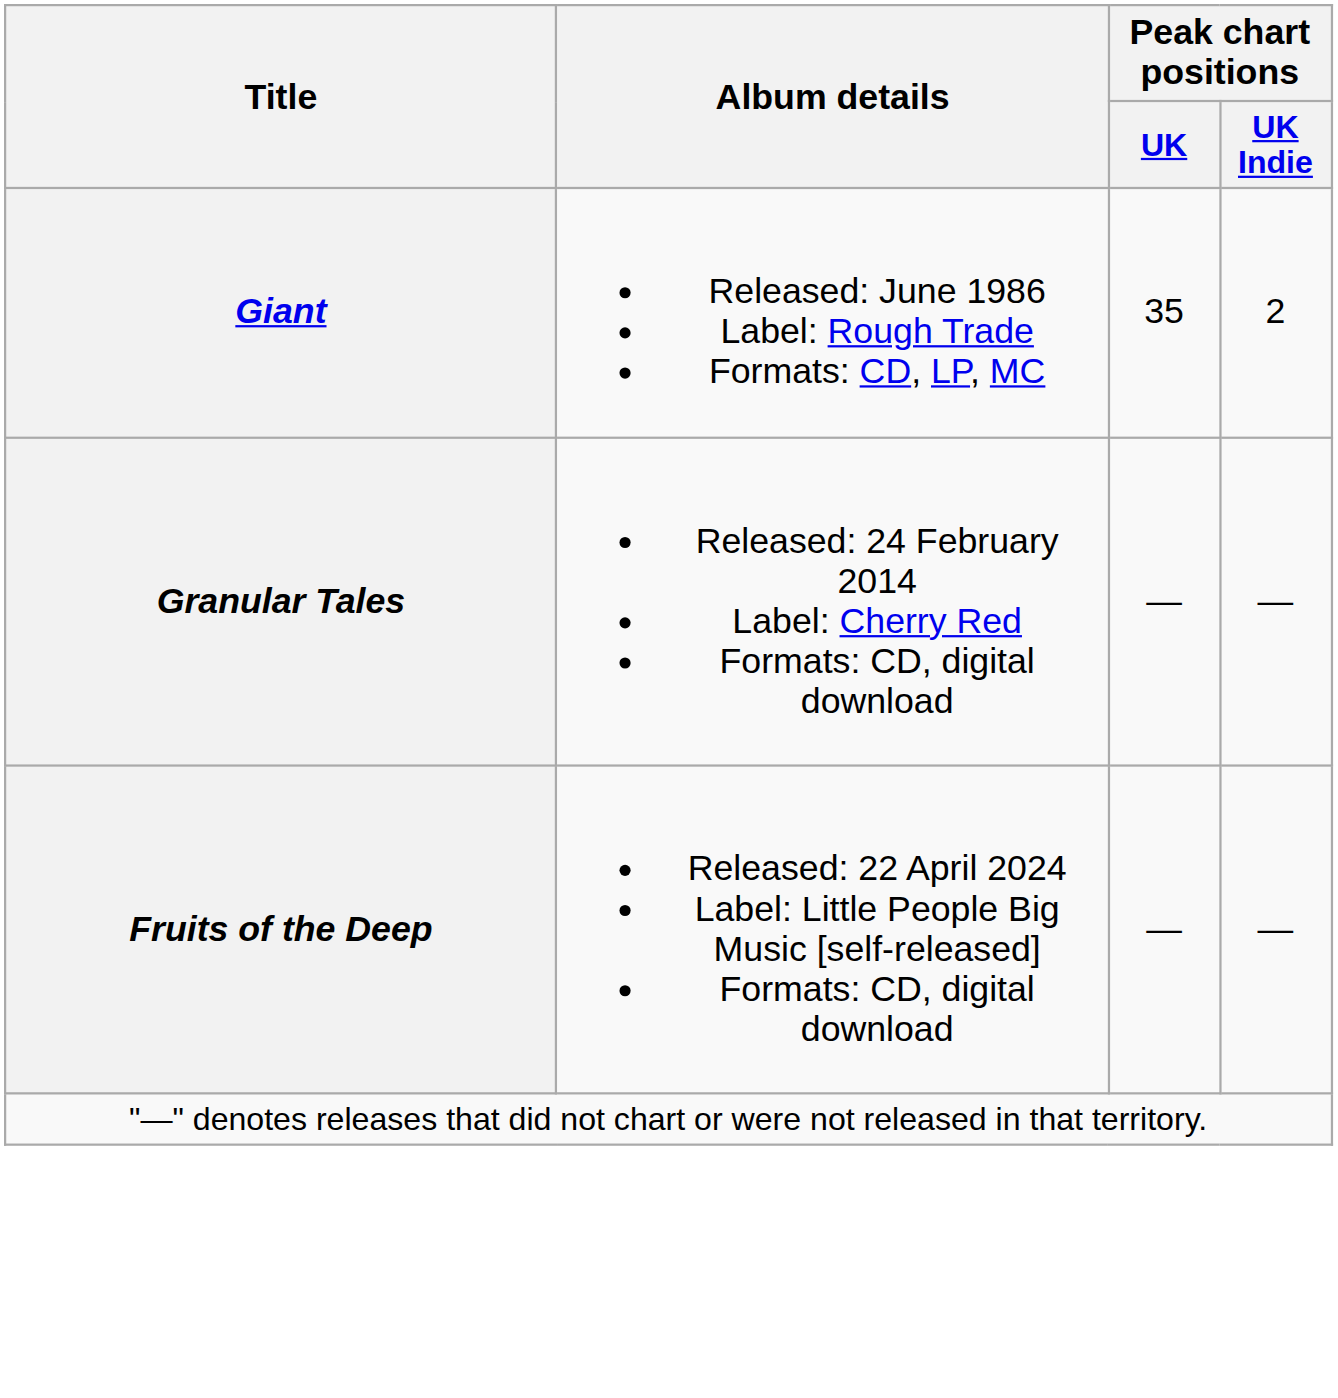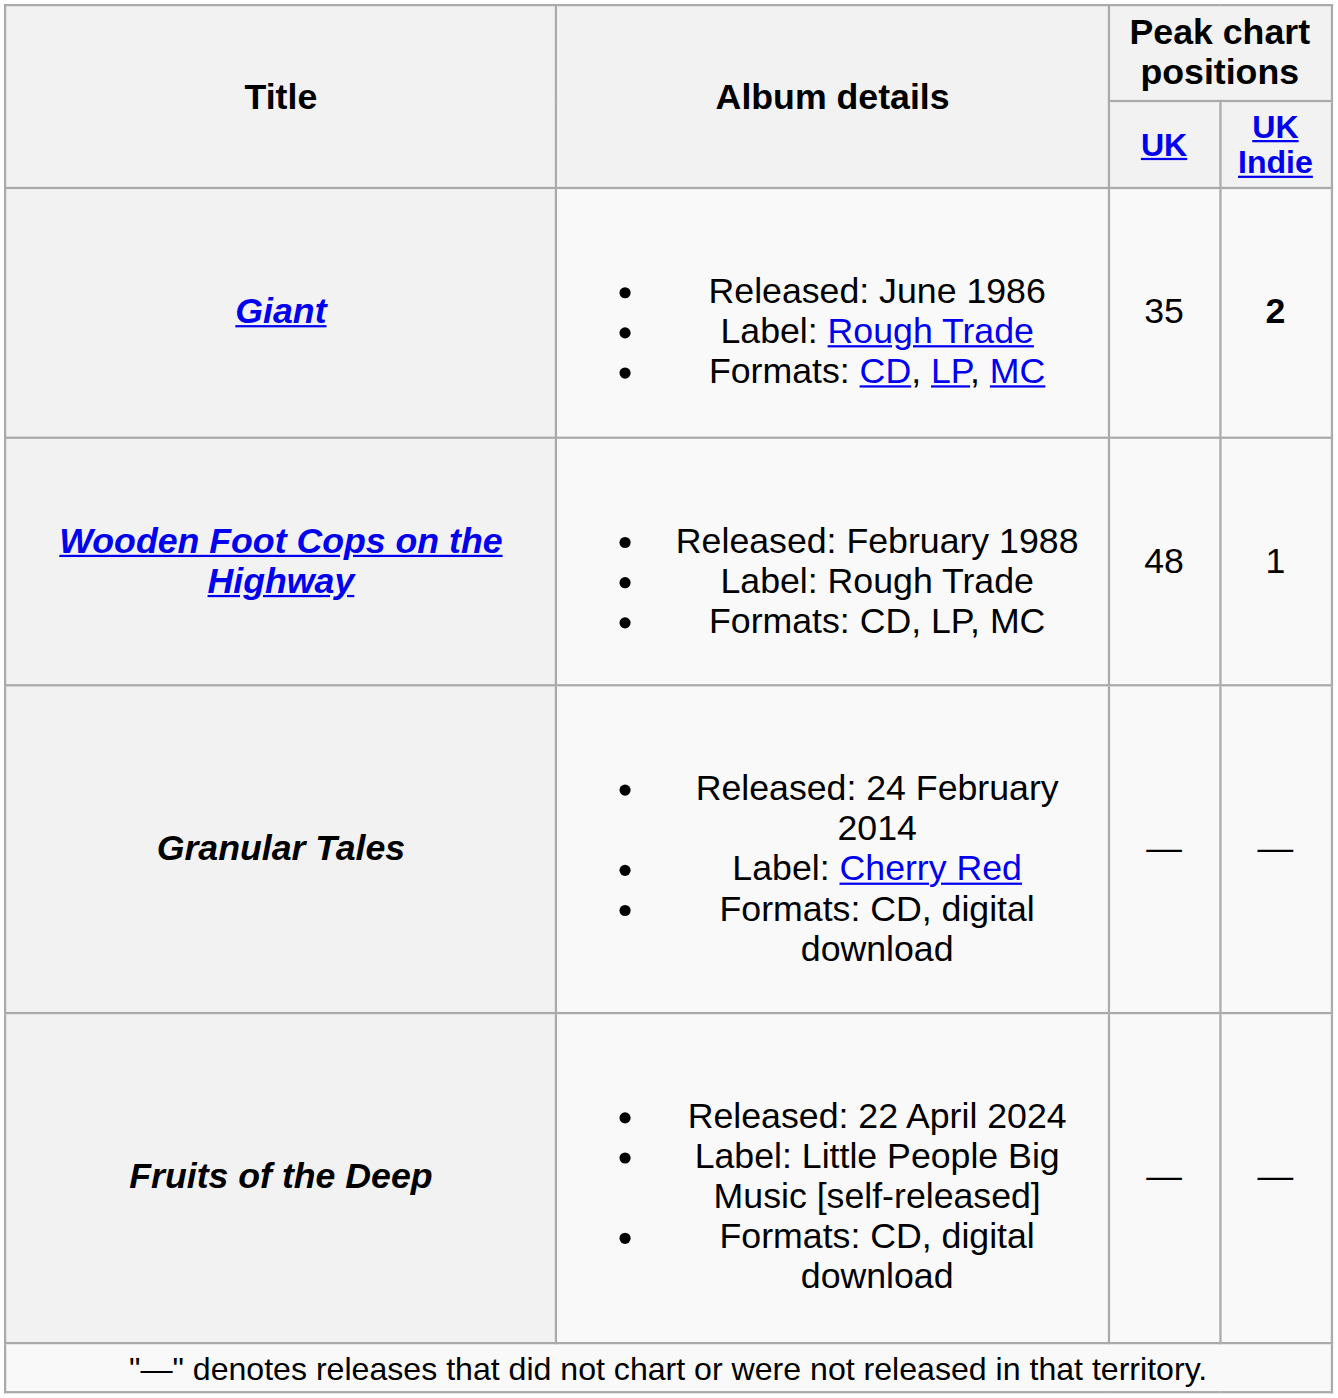(1275, 311) normal -> (1275, 311) bold
+ row: (281, 560)
